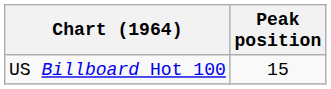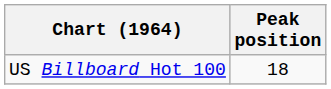(278, 70) 15 -> (278, 70) 18
